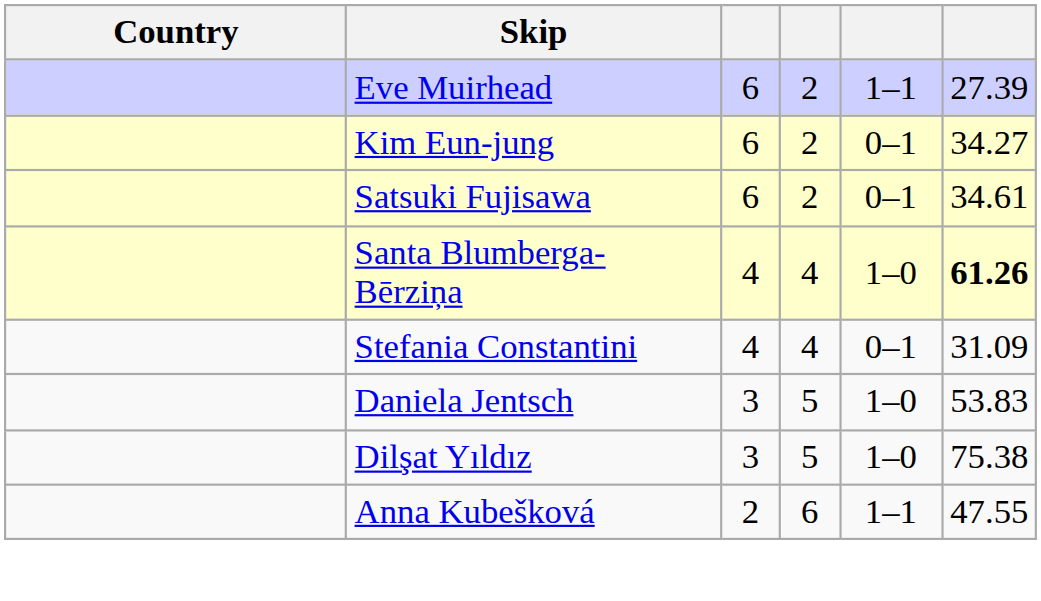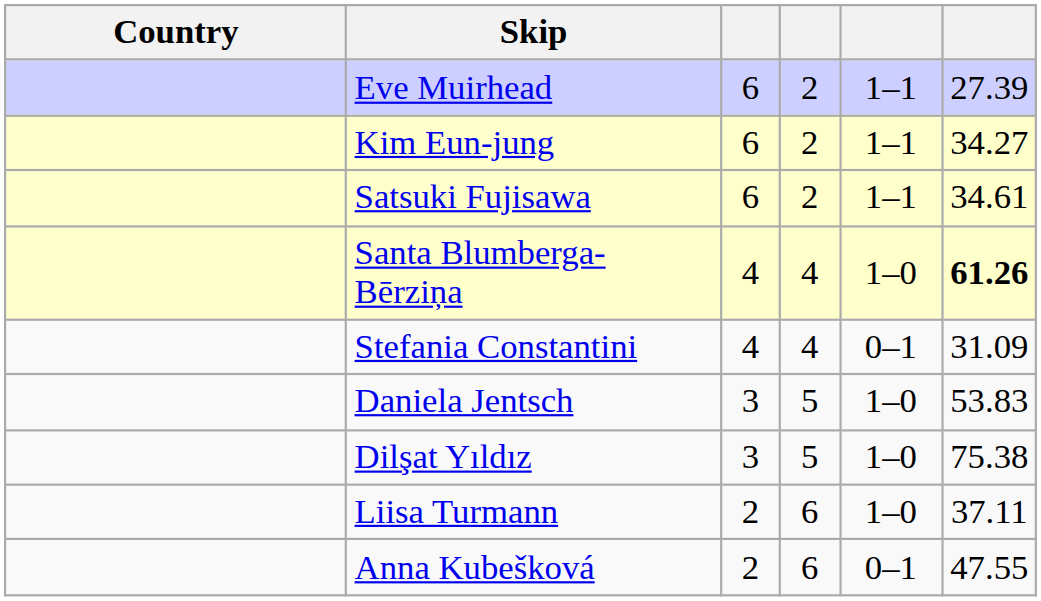(891, 142) 0–1 -> (891, 142) 1–1
(891, 197) 0–1 -> (891, 197) 1–1
+ row: (456, 511)
(891, 511) 1–1 -> (891, 566) 0–1
